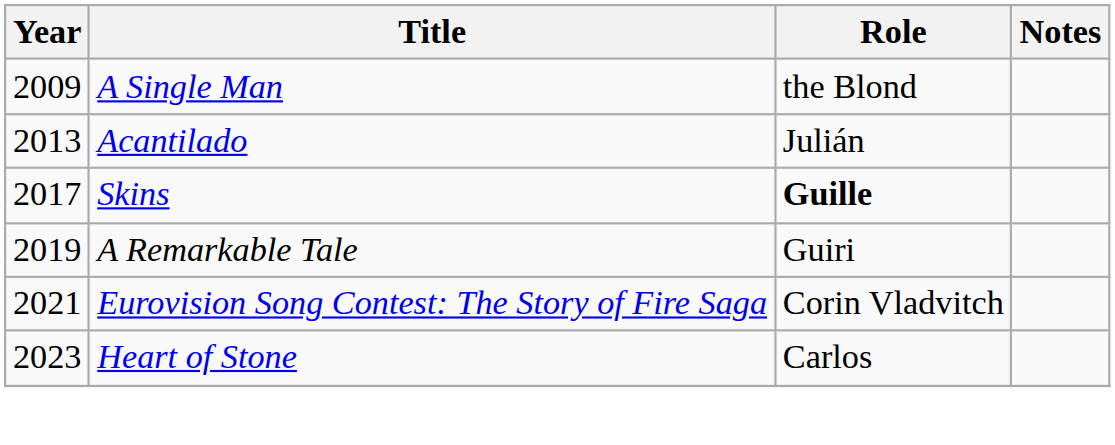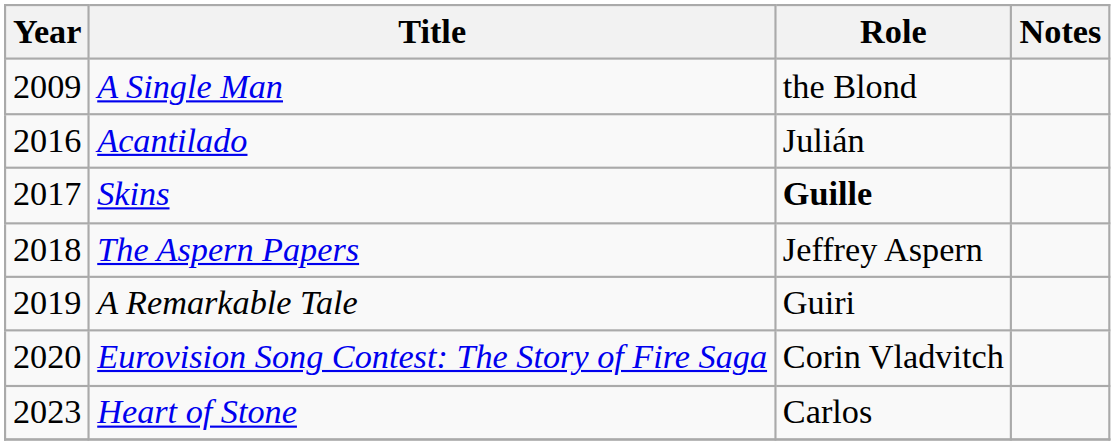(47, 140) 2013 -> (47, 140) 2016
+ row: (228, 248)
(47, 303) 2021 -> (47, 357) 2020
